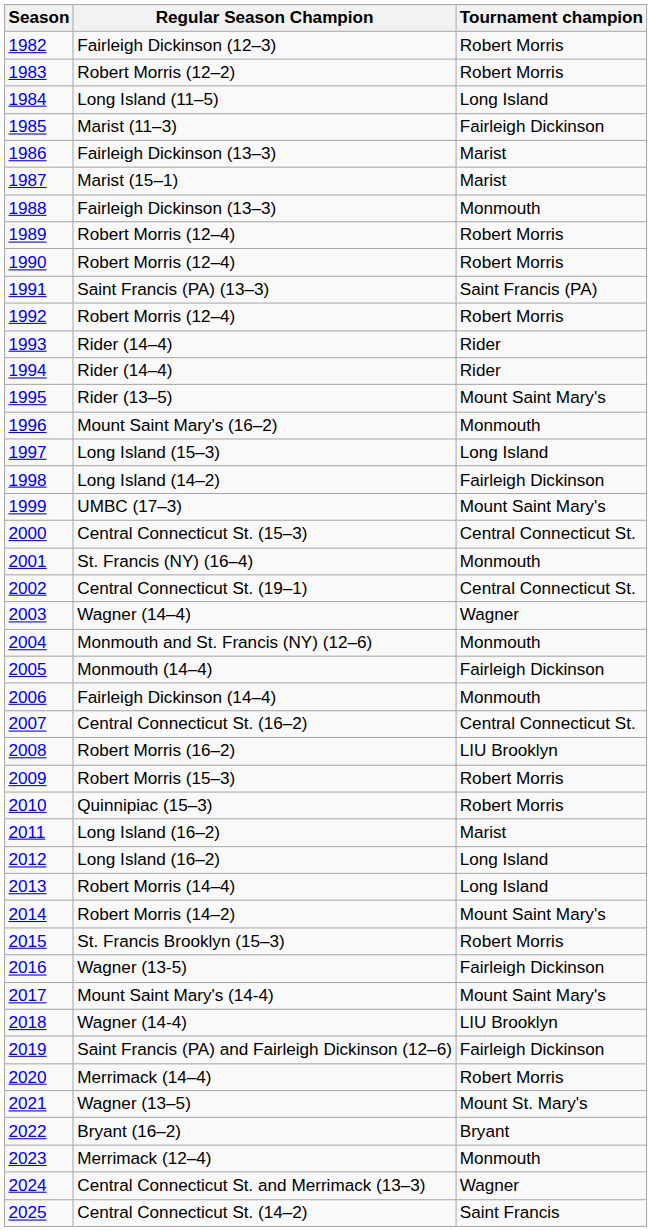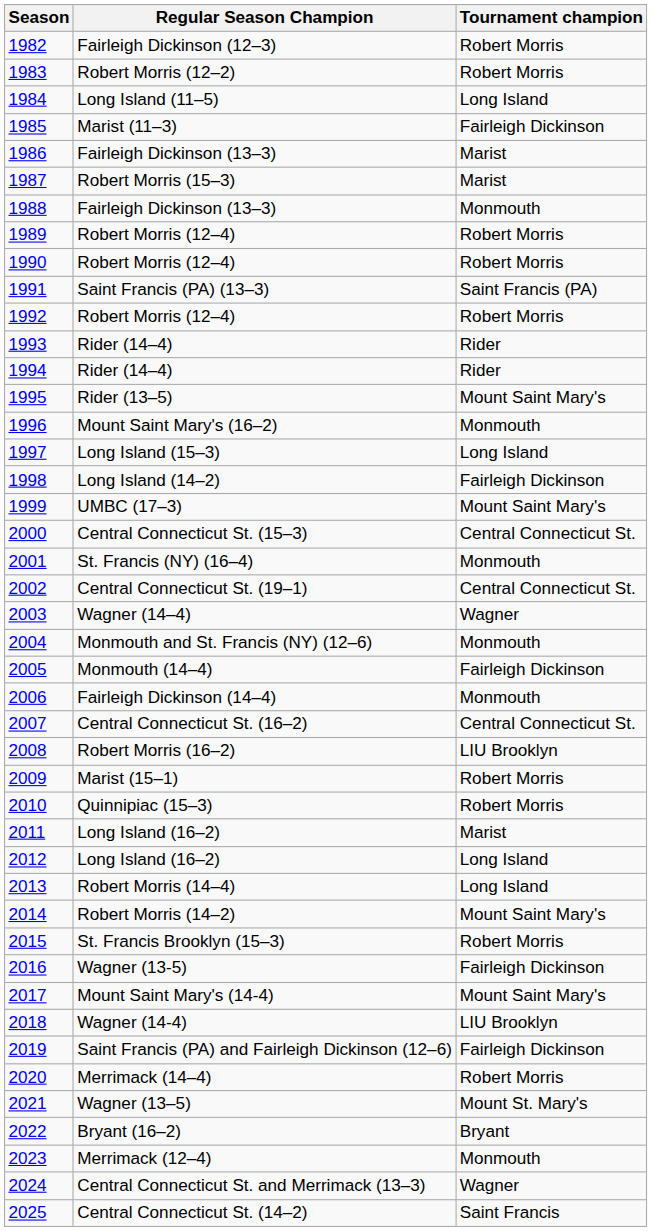(128, 180) Marist (15–1) -> (156, 180) Robert Morris (15–3)
(156, 778) Robert Morris (15–3) -> (128, 778) Marist (15–1)
